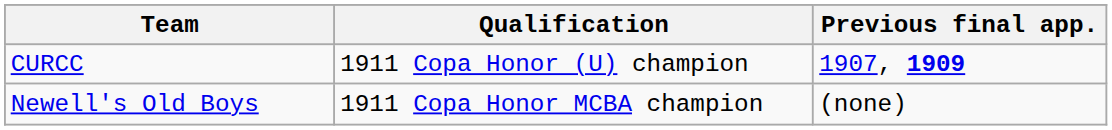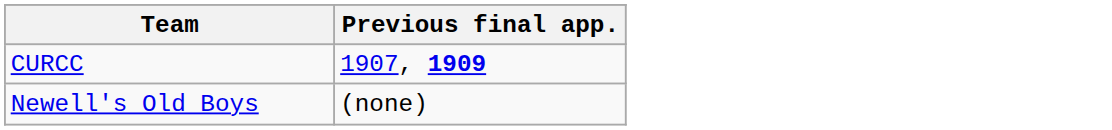- column: (574, 25)
